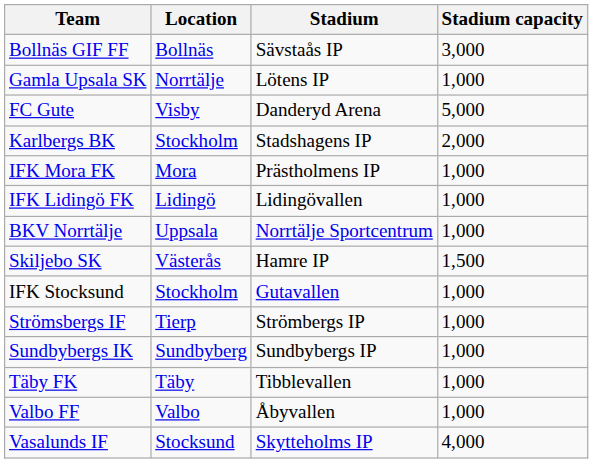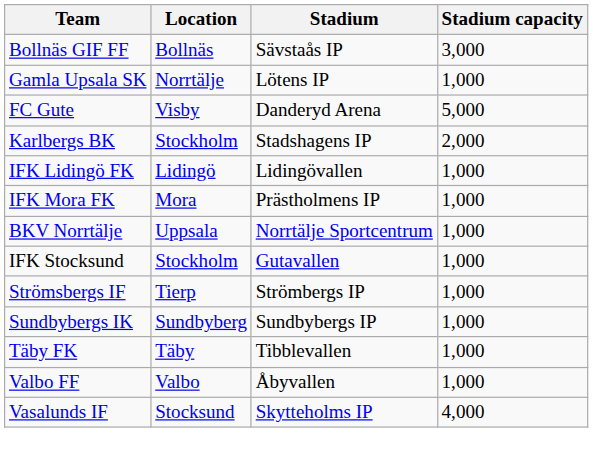rows swapped: (71, 200) <-> (62, 170)
- row: (55, 261)
